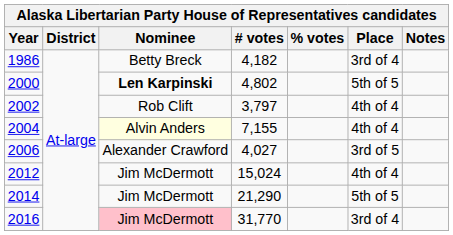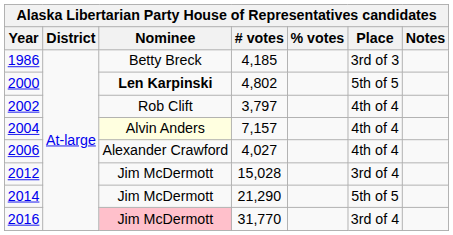(259, 60) 4,182 -> (259, 60) 4,185
(375, 60) 3rd of 4 -> (375, 60) 3rd of 3
(259, 128) 7,155 -> (259, 128) 7,157
(375, 151) 3rd of 5 -> (375, 151) 4th of 4
(259, 173) 15,024 -> (259, 173) 15,028
(375, 173) 4th of 4 -> (375, 173) 3rd of 4
